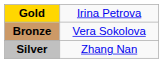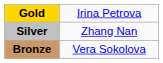rows swapped: (32, 49) <-> (32, 31)
